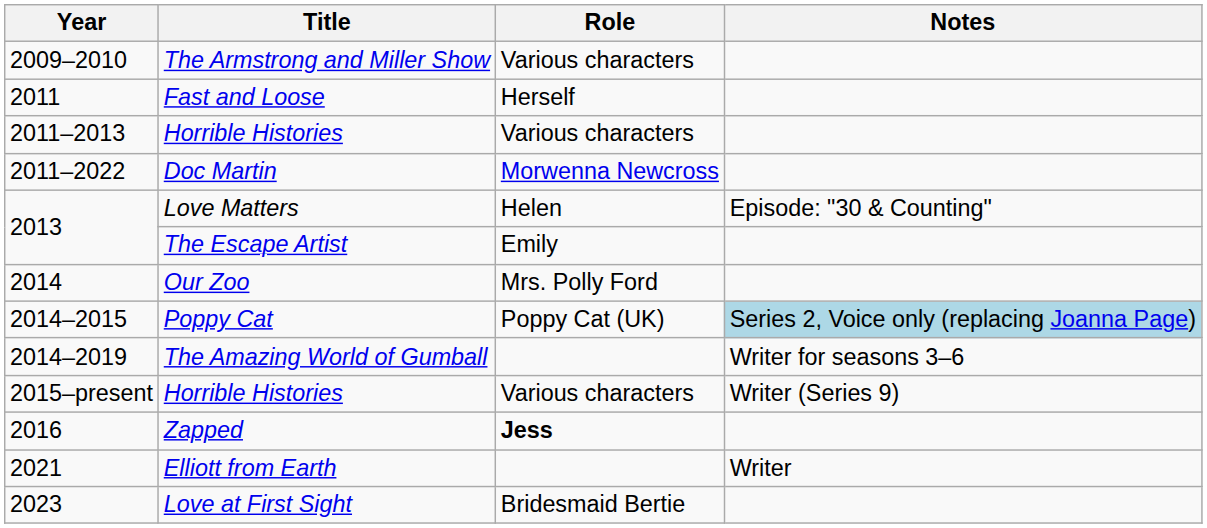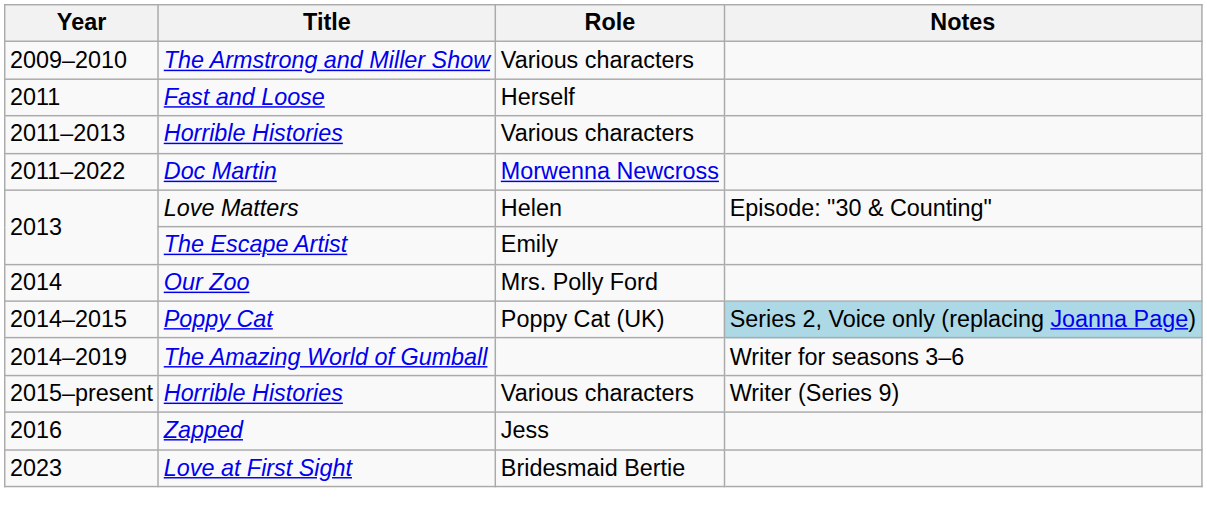(527, 430) bold -> (525, 430) normal
- row: (36, 467)
